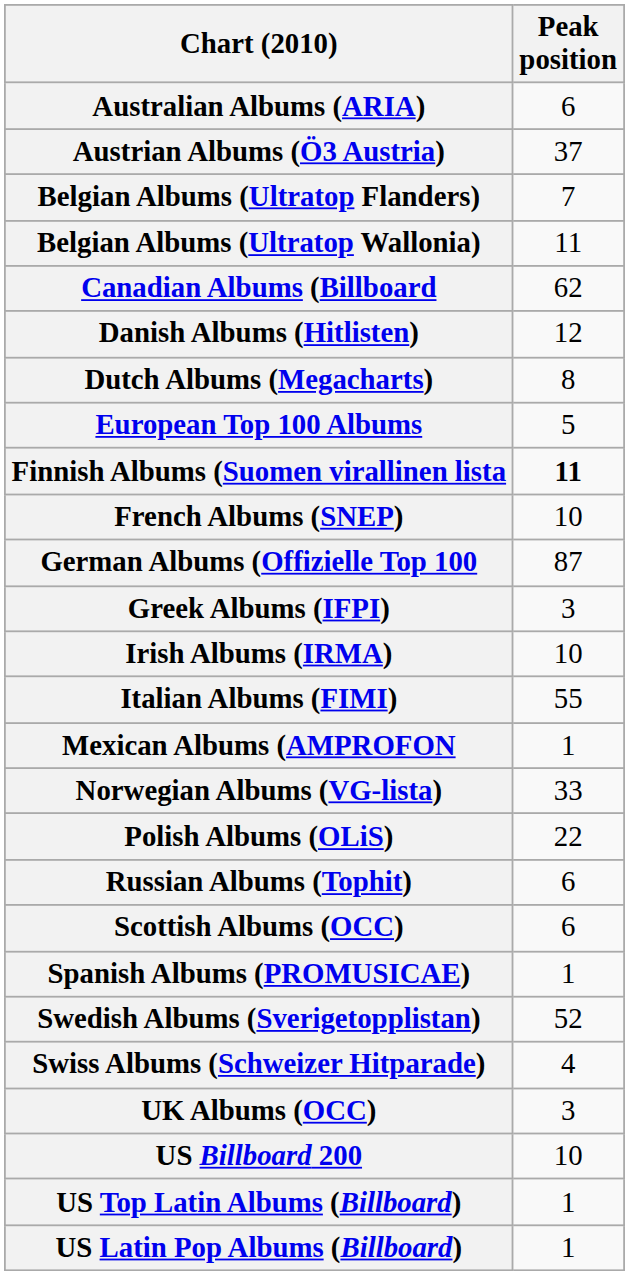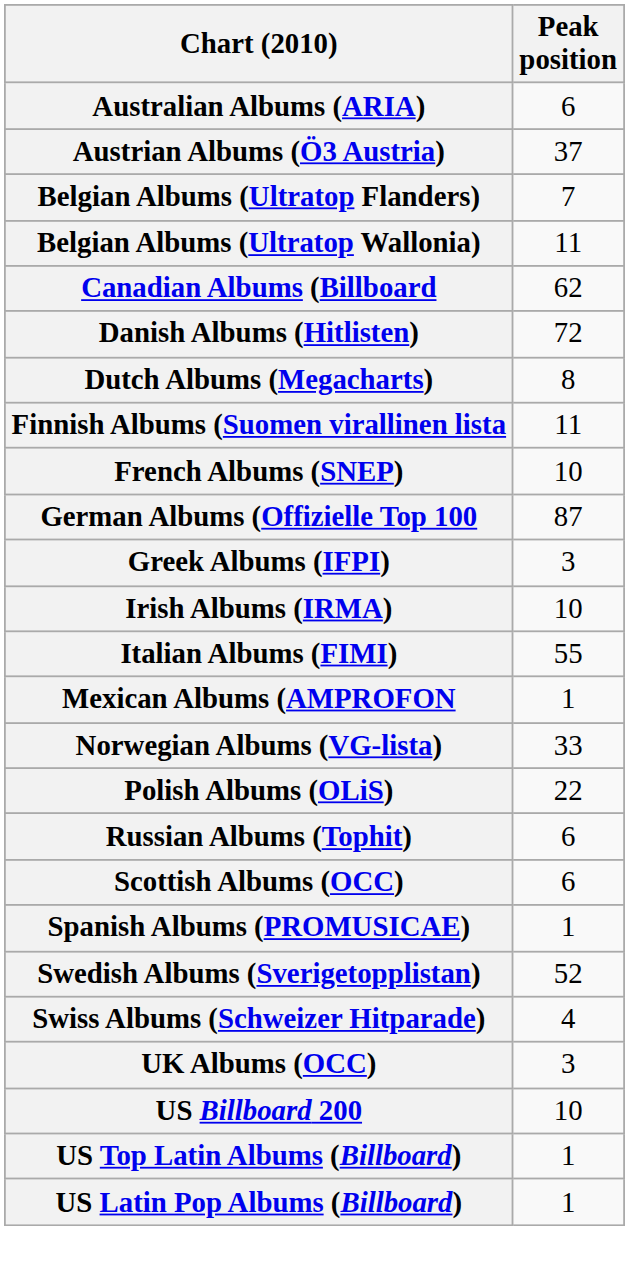(568, 333) 12 -> (568, 333) 72
- row: (259, 425)
(568, 470) bold -> (568, 425) normal
